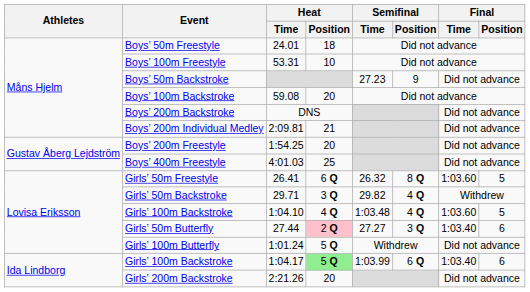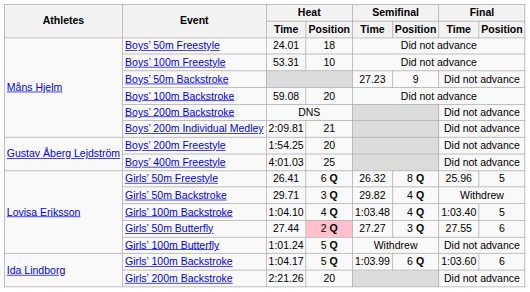(459, 179) 1:03.60 -> (459, 179) 25.96
(459, 212) 1:03.60 -> (459, 212) 1:03.40
(459, 229) 1:03.40 -> (459, 229) 27.55
(329, 262) lightgreen background -> (329, 262) no background
(459, 262) 1:03.40 -> (459, 262) 1:03.60
